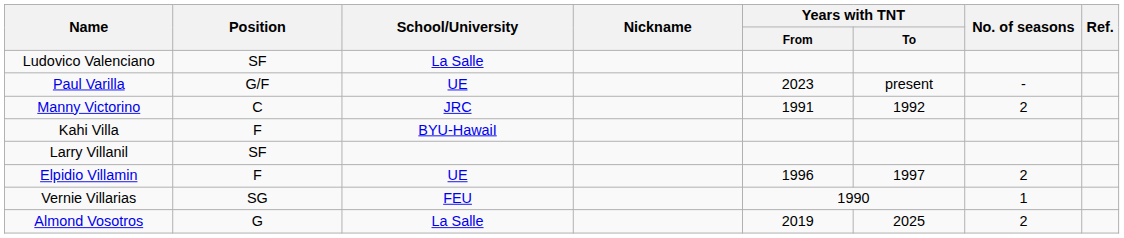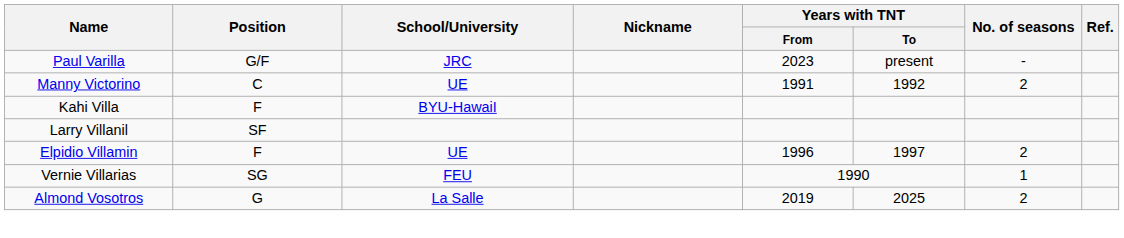- row: (89, 61)
(458, 84) UE -> (458, 61) JRC
(458, 107) JRC -> (458, 84) UE
